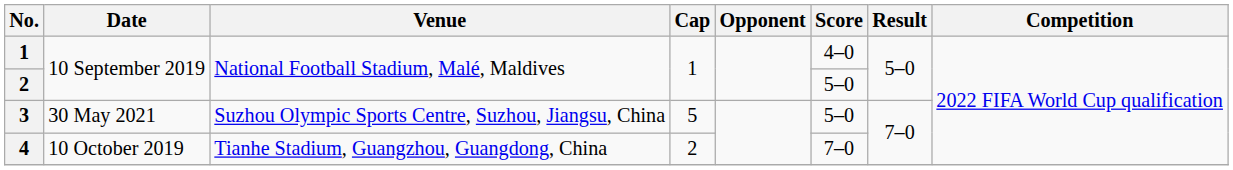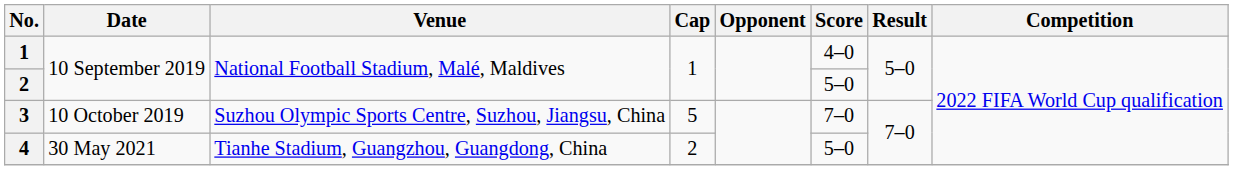(102, 116) 30 May 2021 -> (116, 116) 10 October 2019
(839, 116) 5–0 -> (839, 116) 7–0
(116, 148) 10 October 2019 -> (102, 148) 30 May 2021
(839, 148) 7–0 -> (839, 148) 5–0
